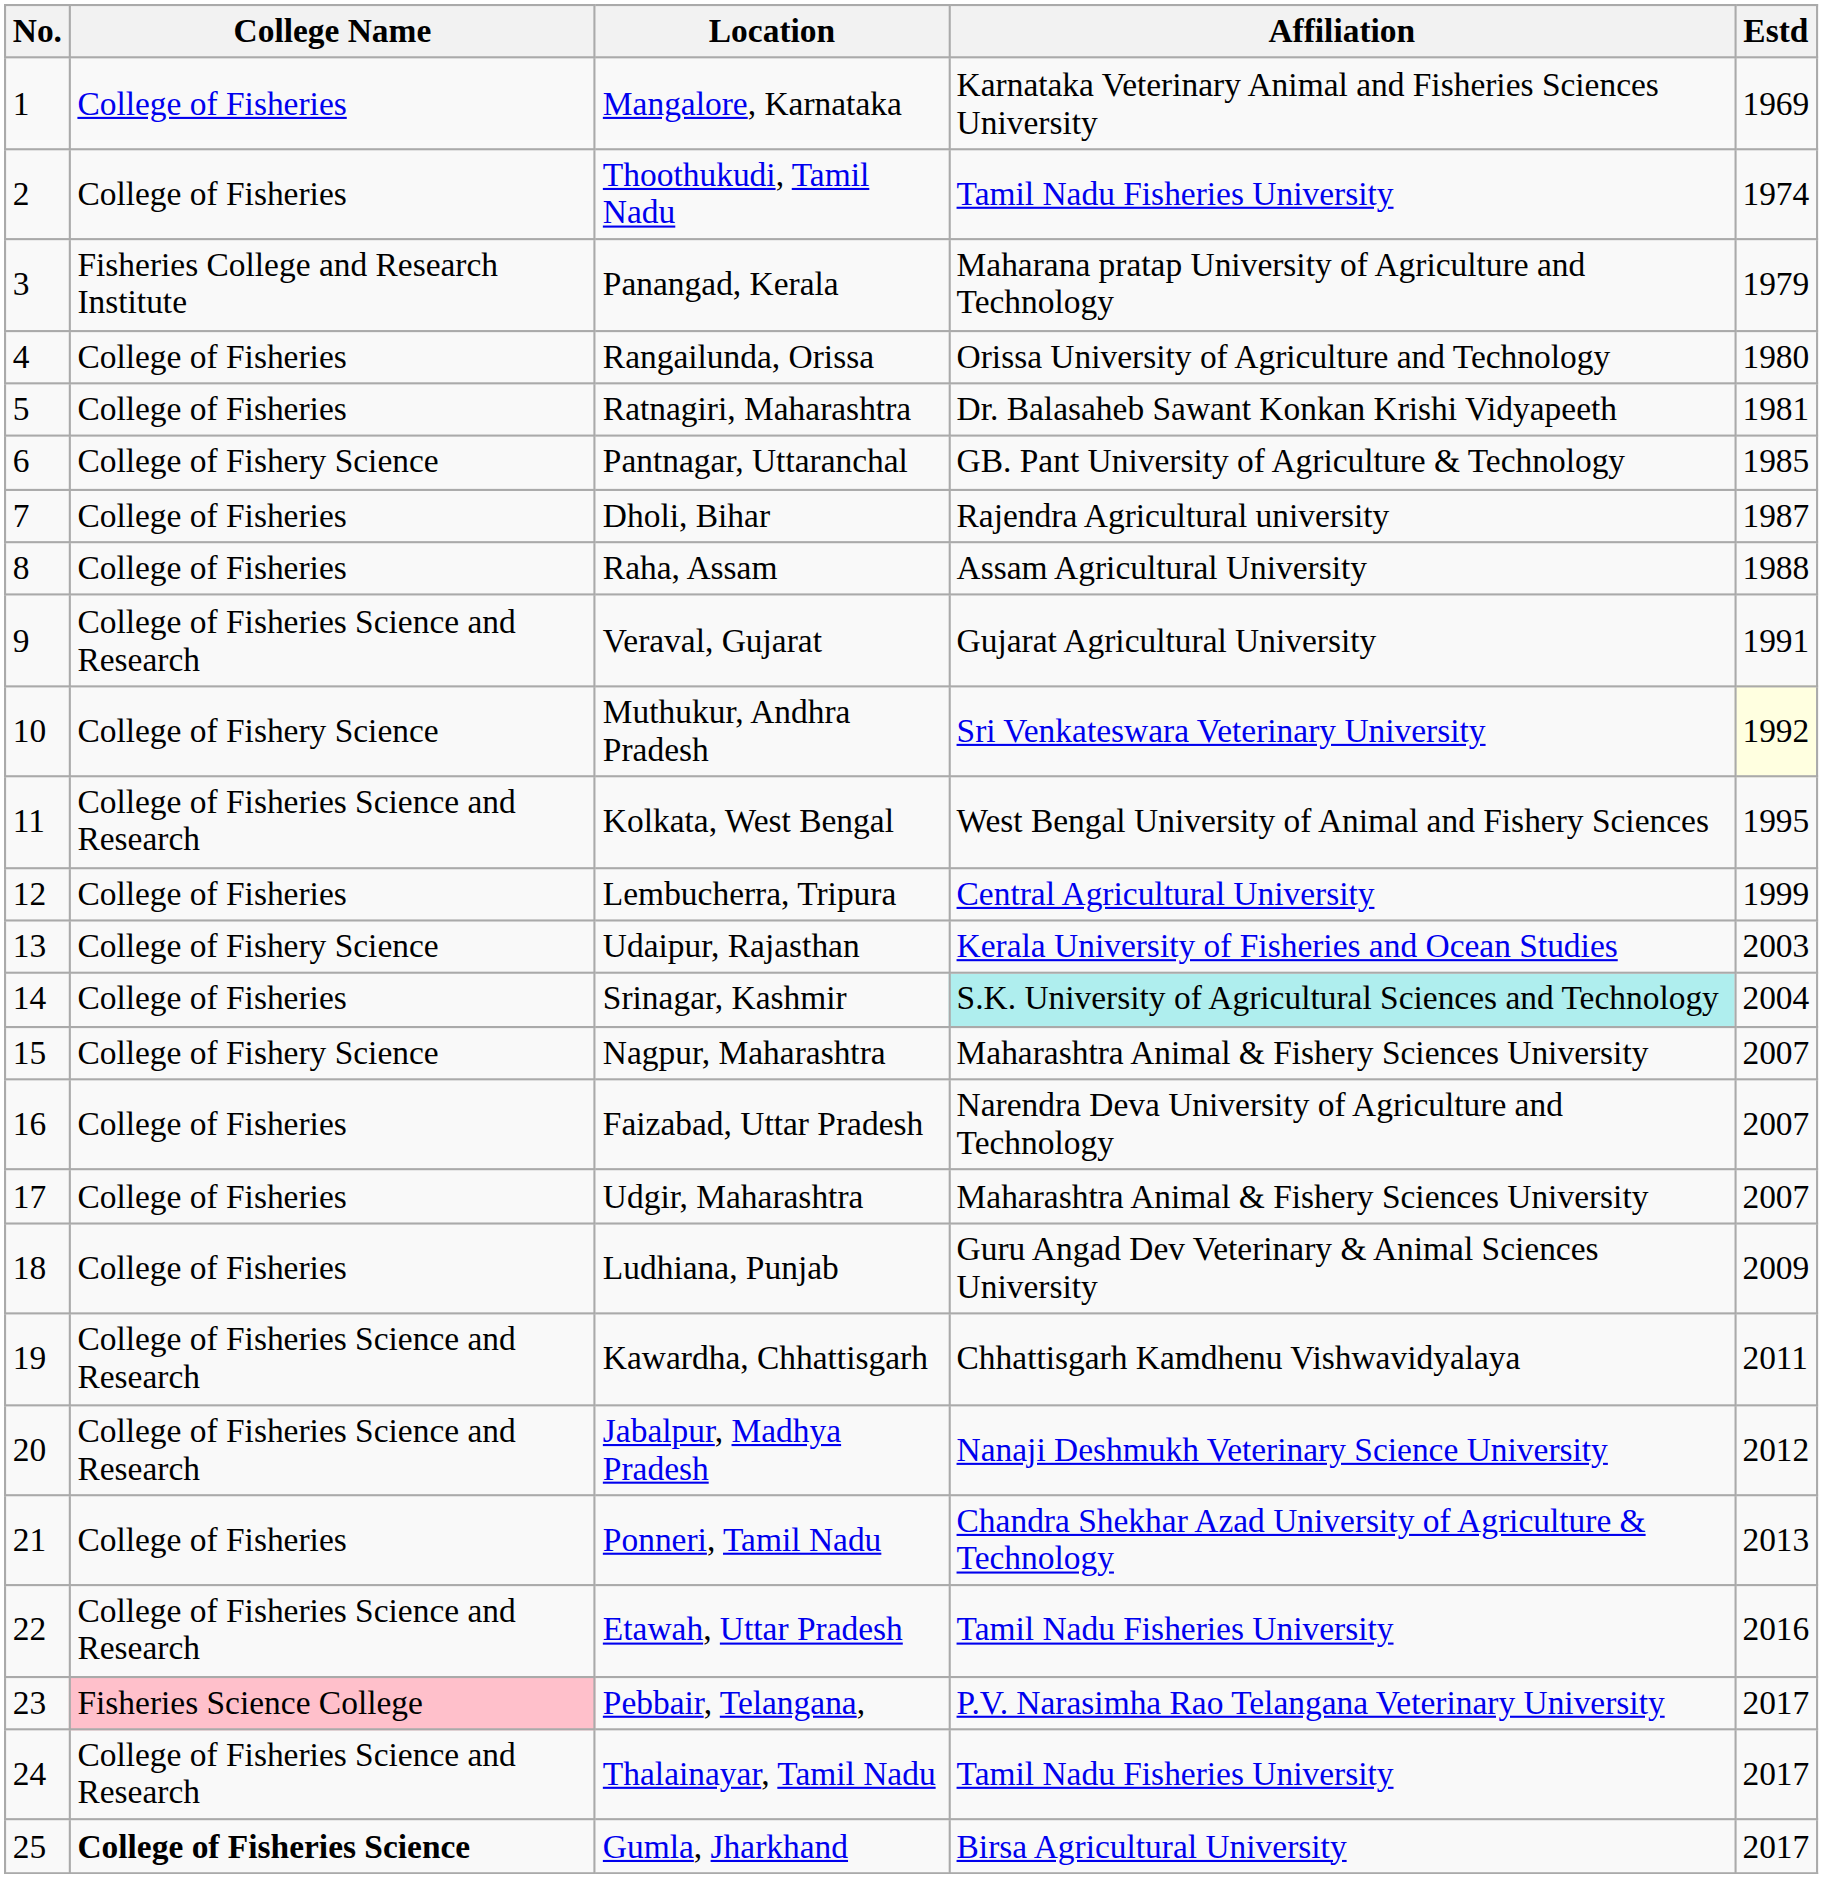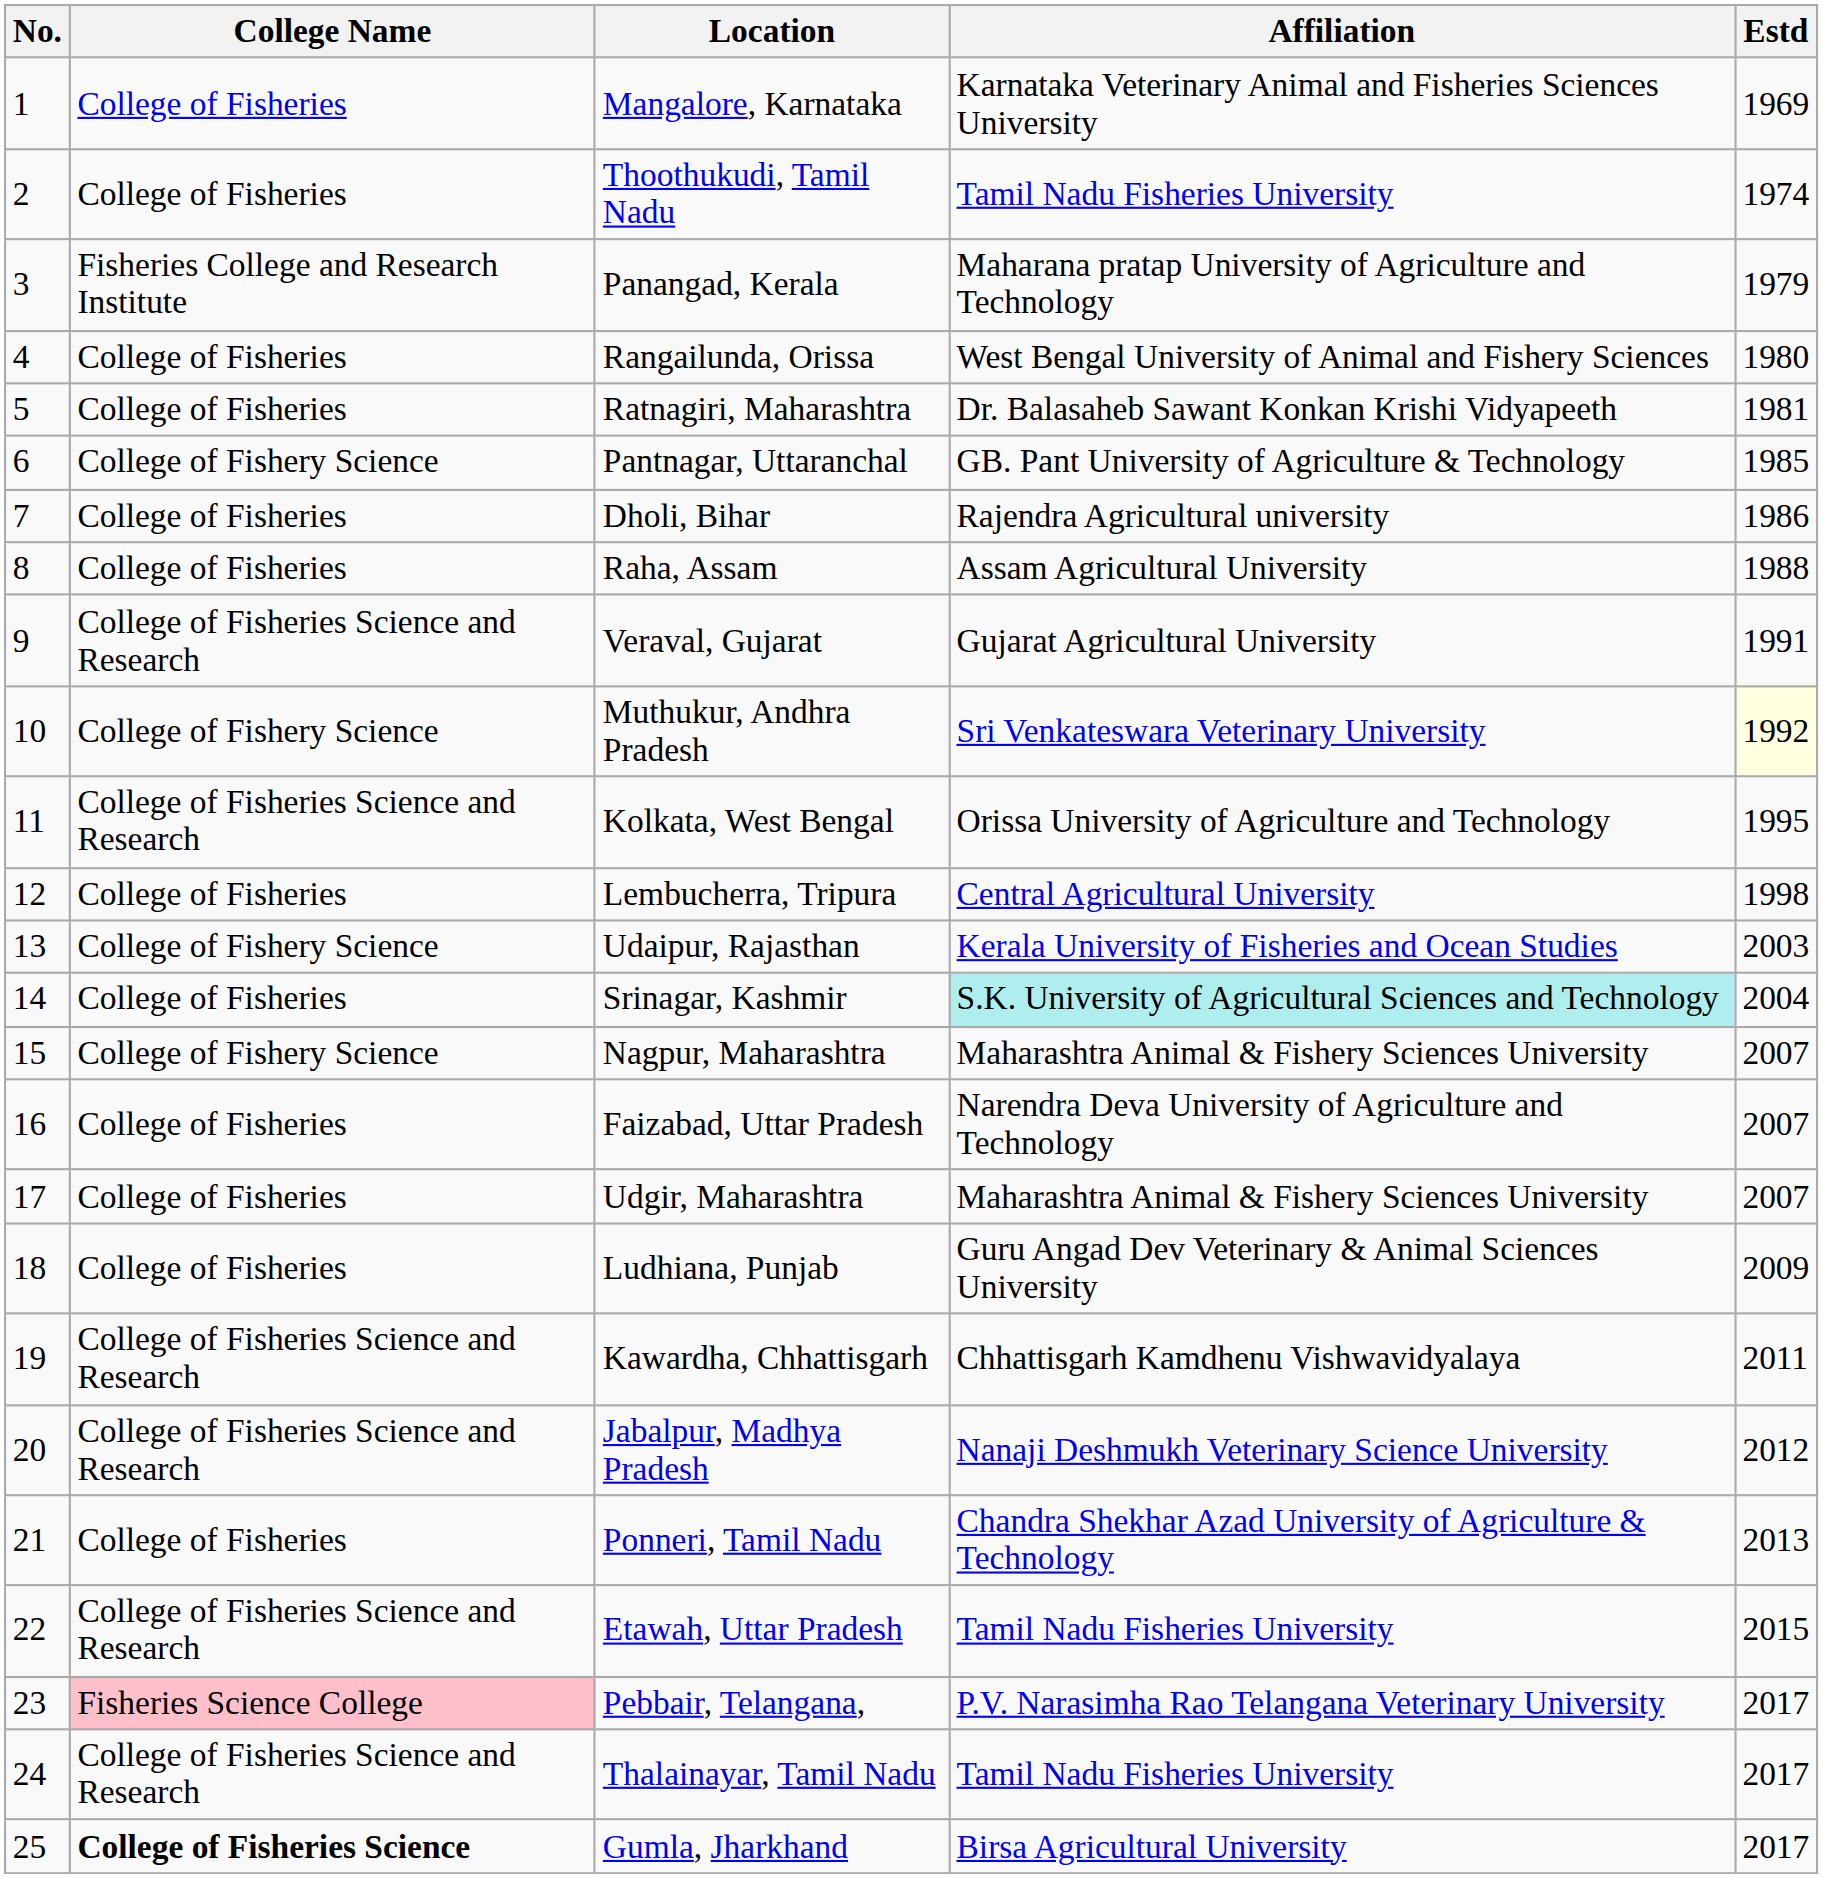(1283, 356) Orissa University of Agriculture and Technology -> (1333, 356) West Bengal University of Animal and Fishery Sciences
(1776, 515) 1987 -> (1776, 515) 1986
(1333, 821) West Bengal University of Animal and Fishery Sciences -> (1283, 821) Orissa University of Agriculture and Technology
(1776, 893) 1999 -> (1776, 893) 1998
(1776, 1630) 2016 -> (1776, 1630) 2015
